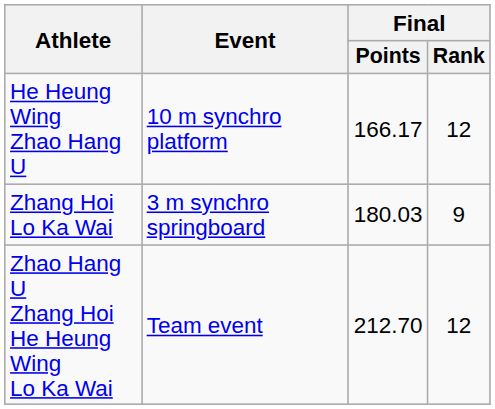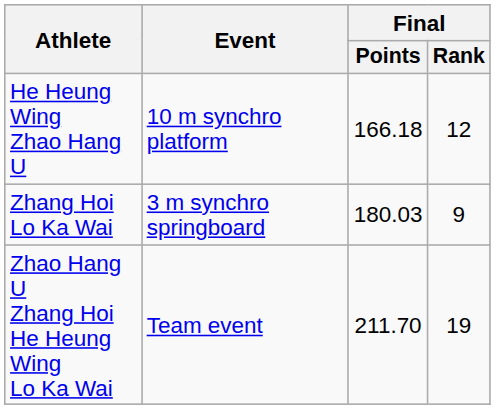(388, 129) 166.17 -> (388, 129) 166.18
(388, 325) 212.70 -> (388, 325) 211.70
(459, 325) 12 -> (459, 325) 19
